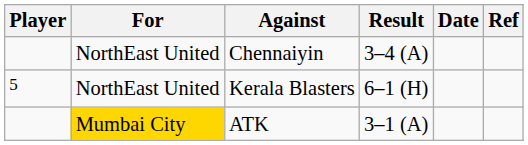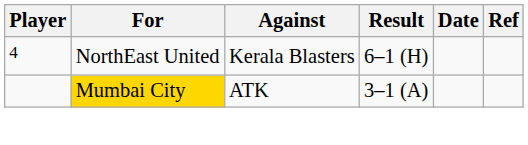- row: (276, 53)
(14, 84) 5 -> (14, 51) 4
